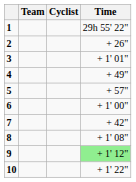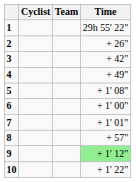columns swapped: (64, 12) <-> (33, 12)
(113, 59) + 1' 01" -> (117, 59) + 42"
(117, 91) + 57" -> (113, 91) + 1' 08"
(117, 122) + 42" -> (113, 122) + 1' 01"
(113, 138) + 1' 08" -> (117, 138) + 57"
